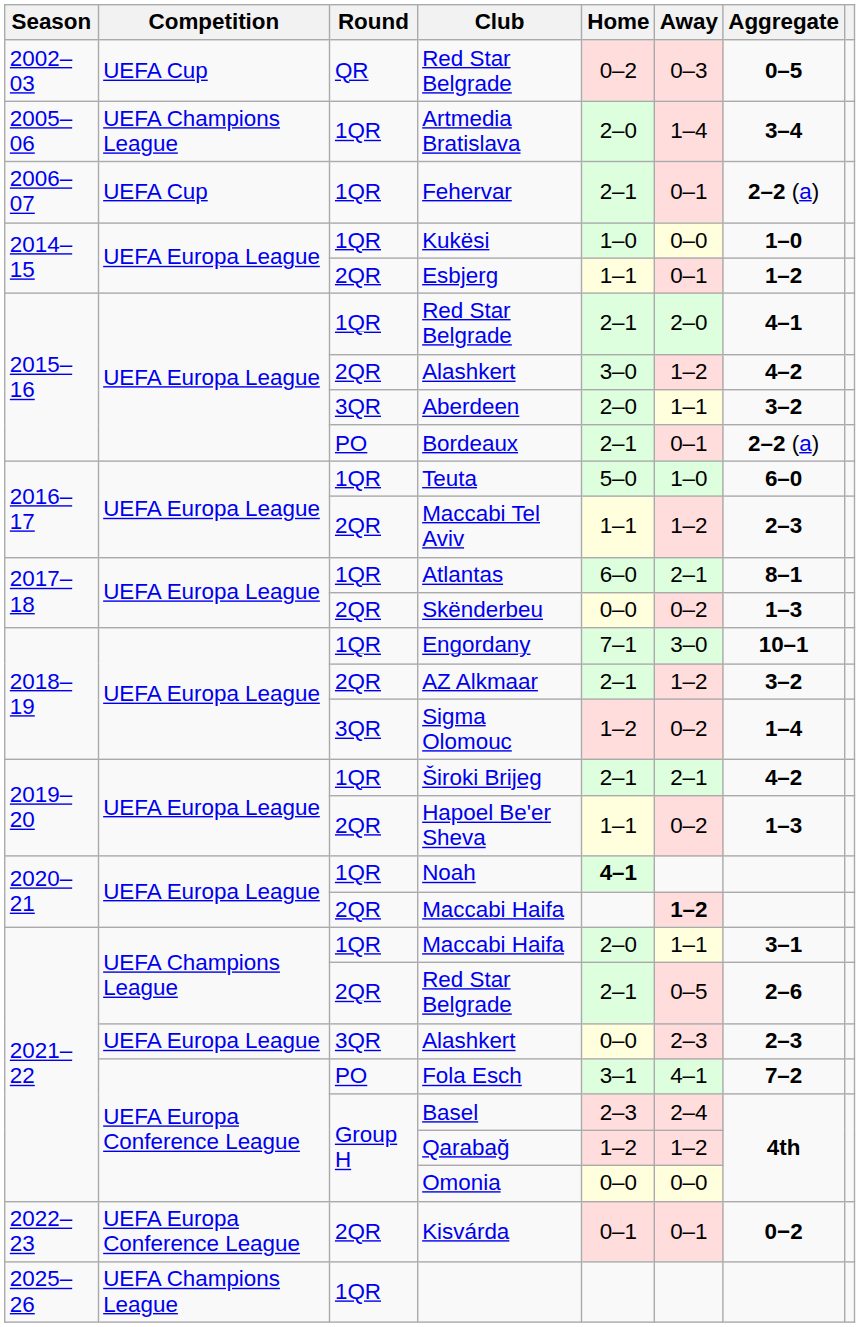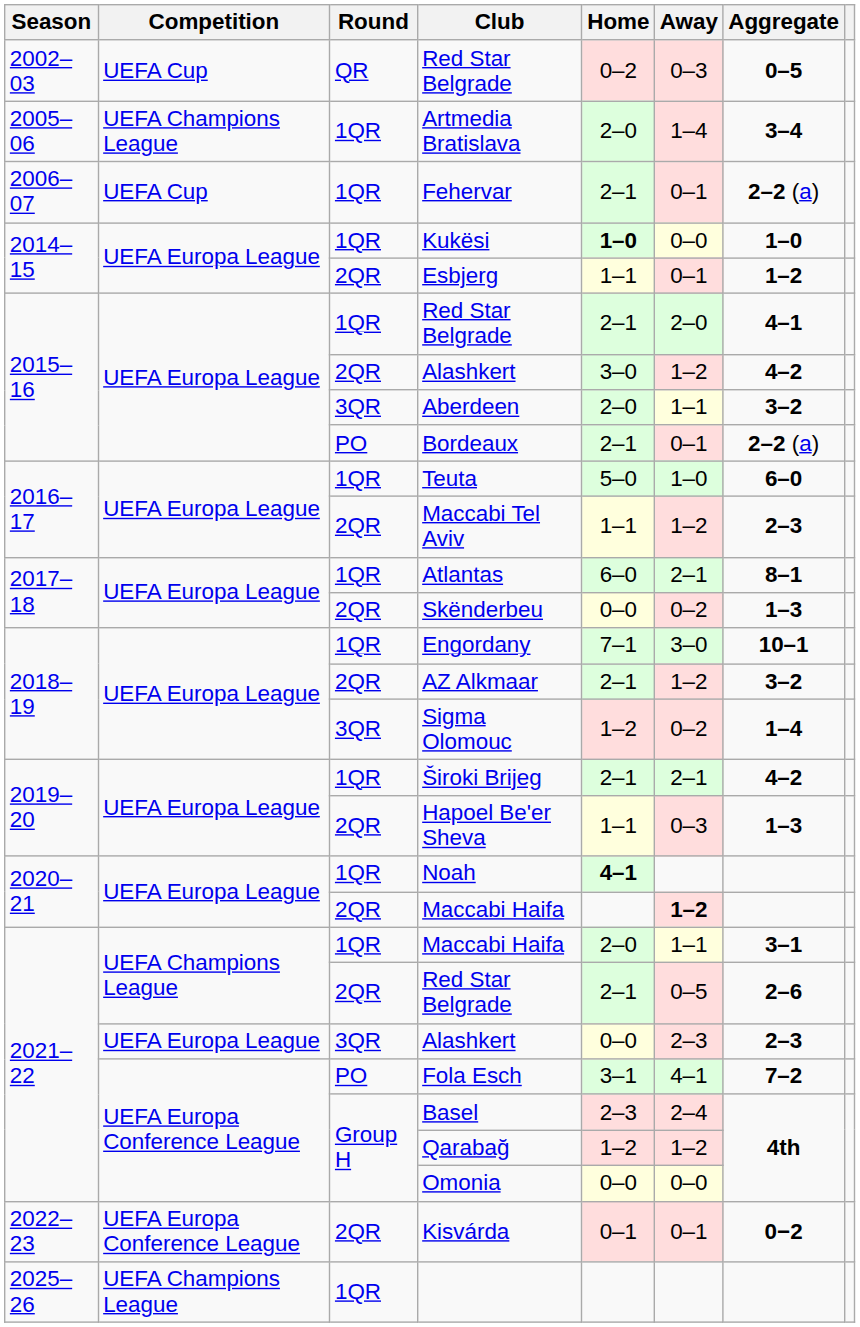(618, 239) normal -> (618, 239) bold
(689, 825) 0–2 -> (689, 825) 0–3
